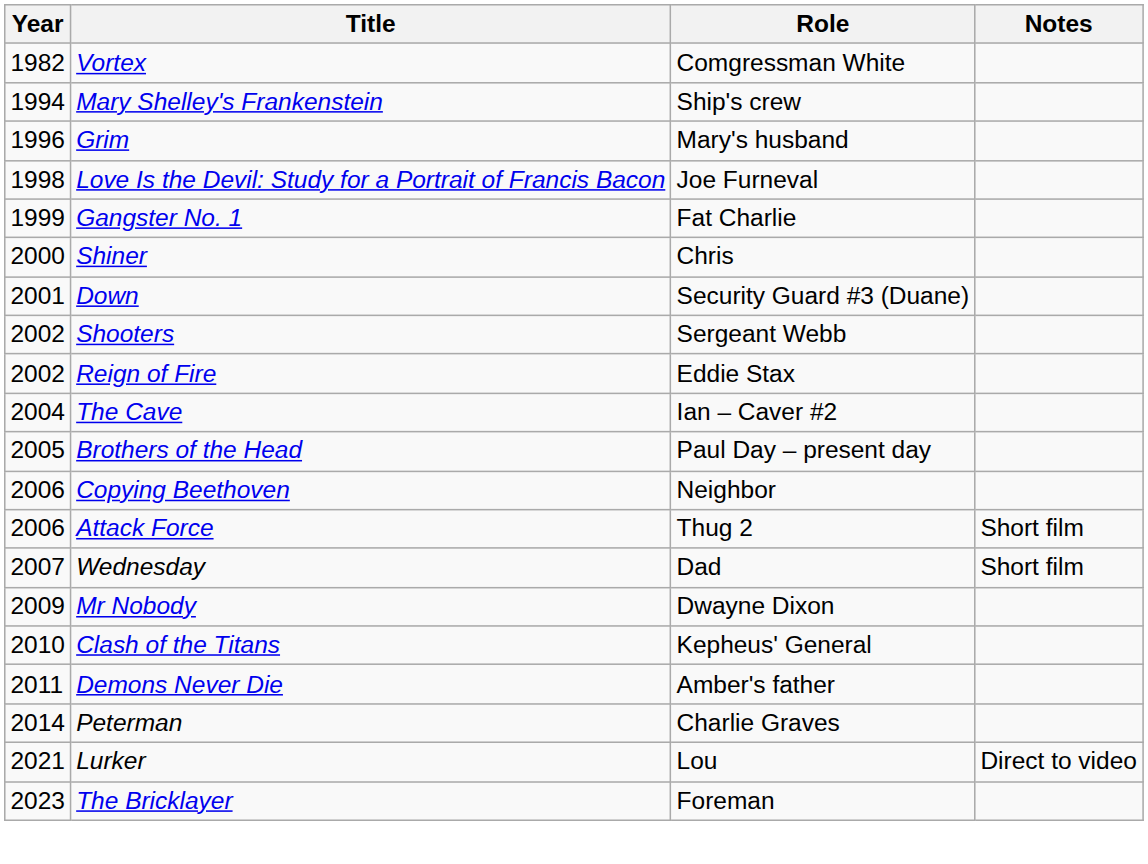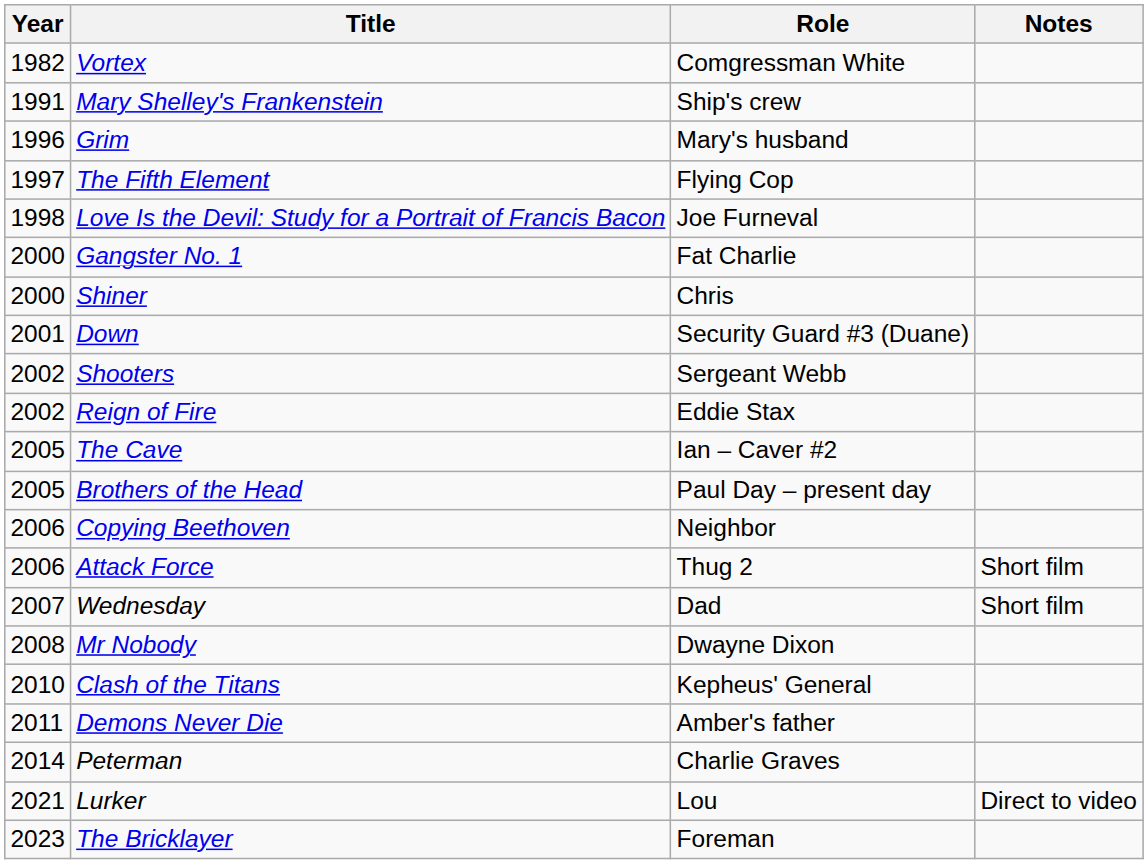(38, 101) 1994 -> (38, 101) 1991
+ row: (173, 179)
(38, 218) 1999 -> (38, 256) 2000
(38, 412) 2004 -> (38, 450) 2005
(38, 606) 2009 -> (38, 645) 2008
